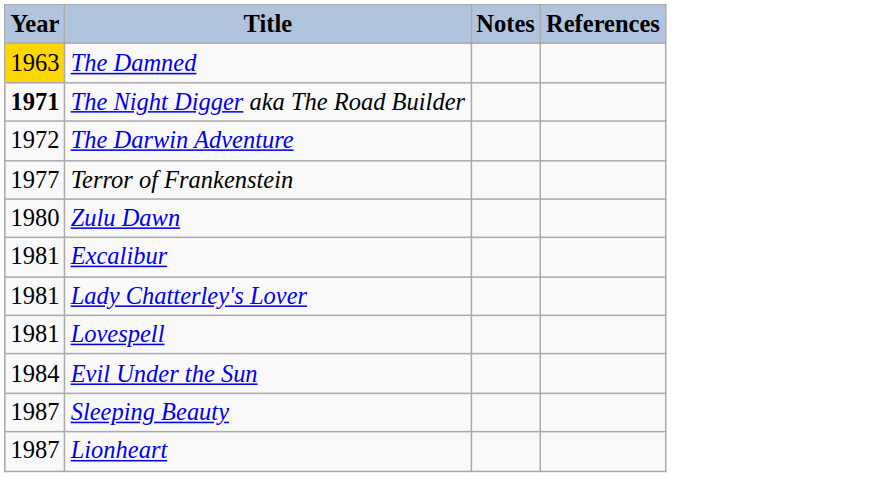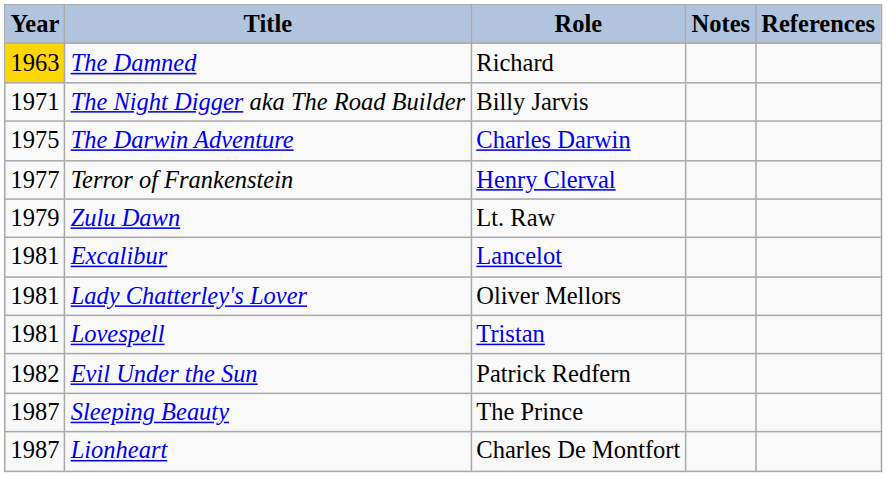+ column: (578, 23)
(35, 101) bold -> (35, 101) normal
(35, 140) 1972 -> (35, 140) 1975
(35, 218) 1980 -> (35, 218) 1979
(35, 373) 1984 -> (35, 373) 1982
